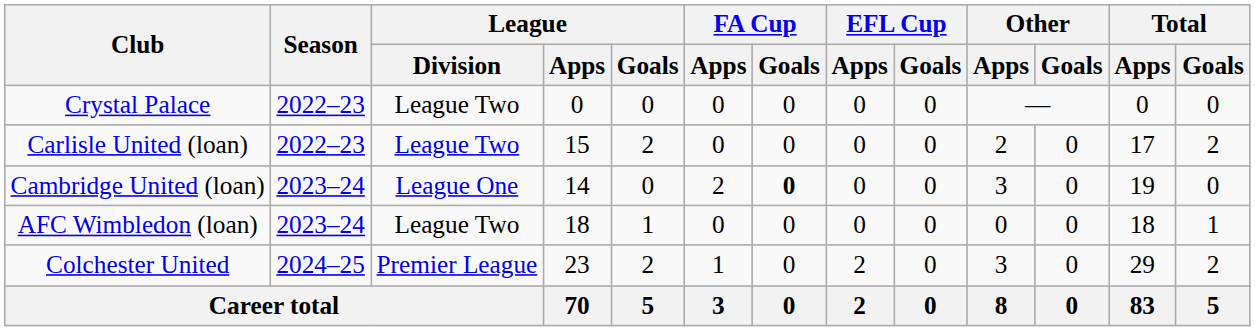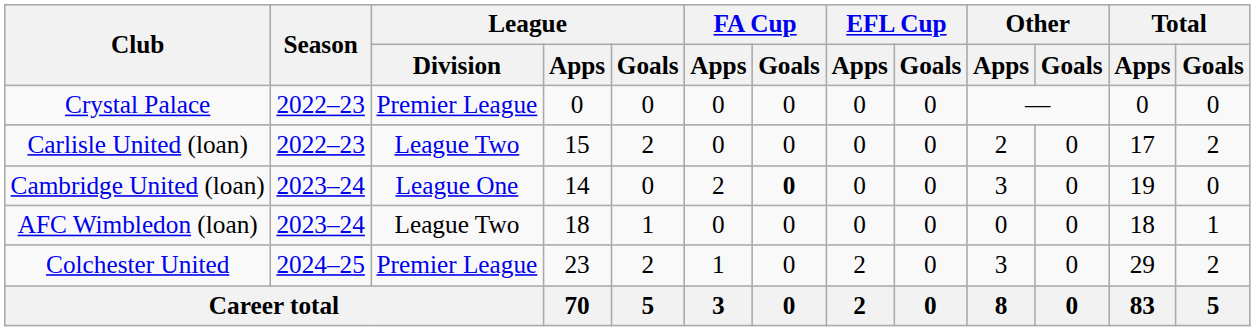(457, 104) League Two -> (457, 104) Premier League
